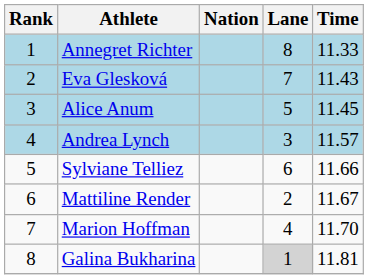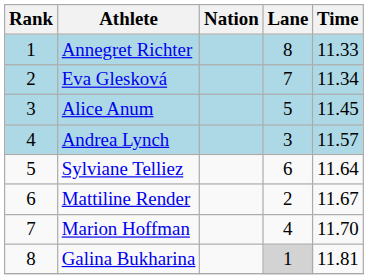(338, 79) 11.43 -> (338, 79) 11.34
(338, 169) 11.66 -> (338, 169) 11.64
